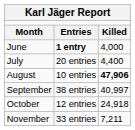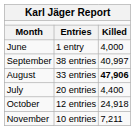(71, 47) bold -> (70, 47) normal
rows swapped: (15, 61) <-> (29, 90)
(76, 76) 10 entries -> (76, 76) 33 entries
(76, 119) 33 entries -> (76, 119) 10 entries
